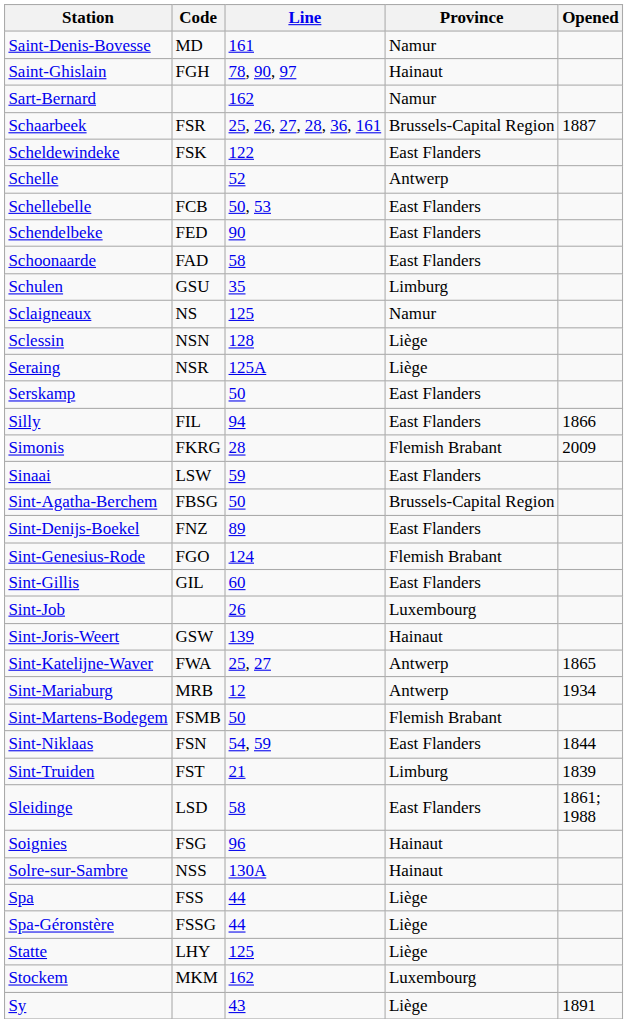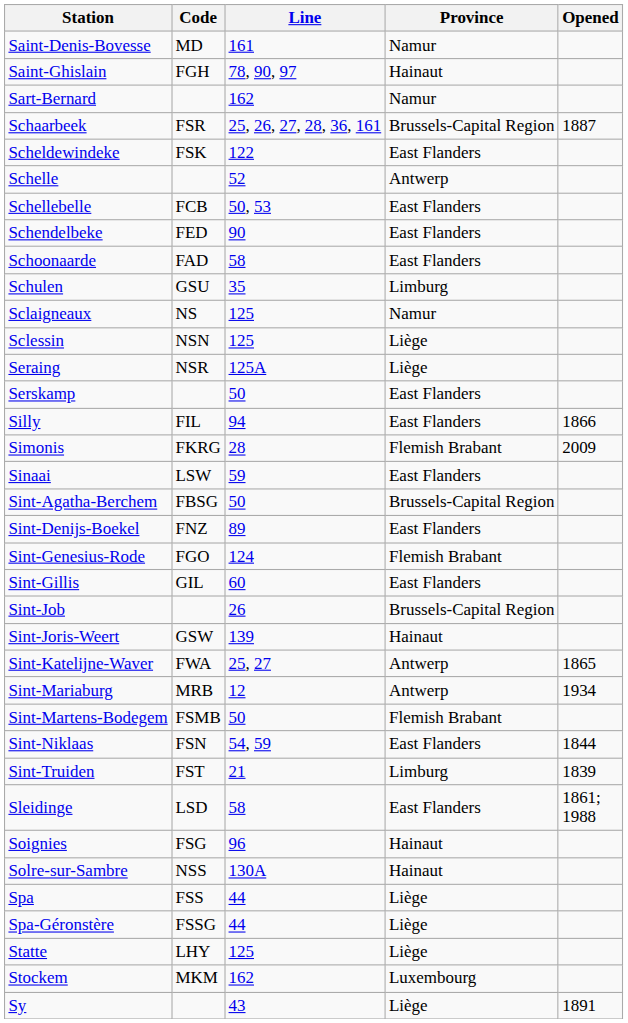(241, 340) 128 -> (241, 340) 125
(433, 609) Luxembourg -> (472, 609) Brussels-Capital Region
